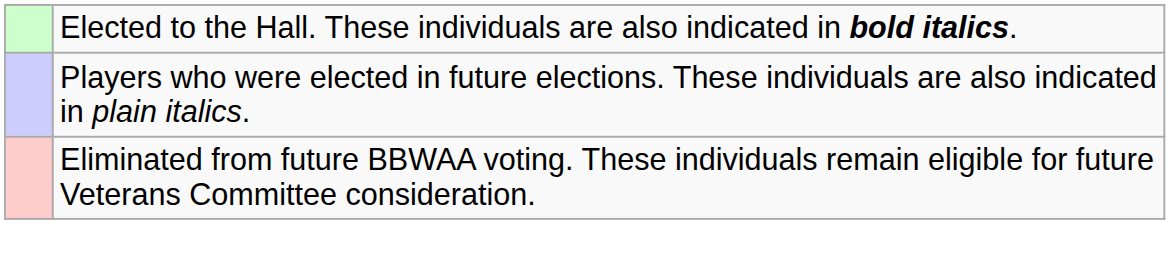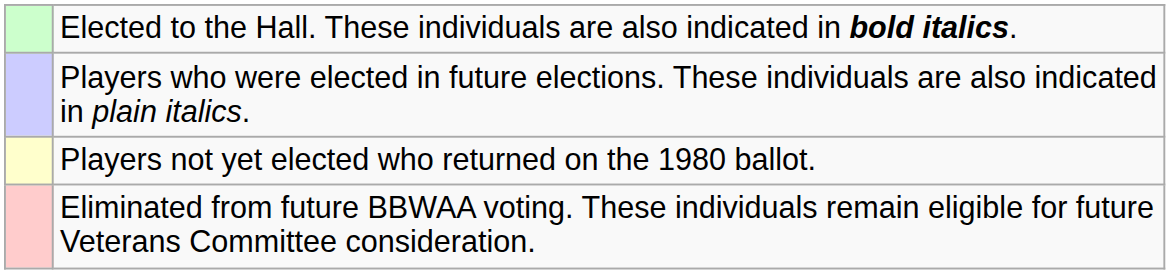+ row: (438, 160)
